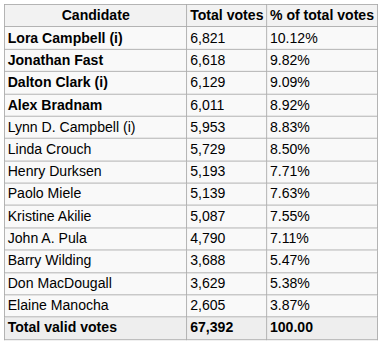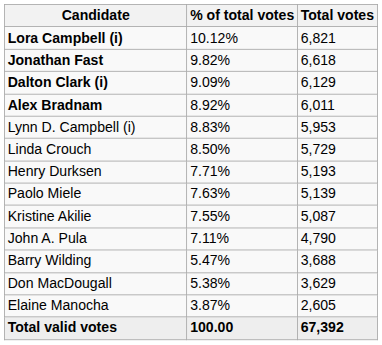columns swapped: (227, 15) <-> (322, 15)
